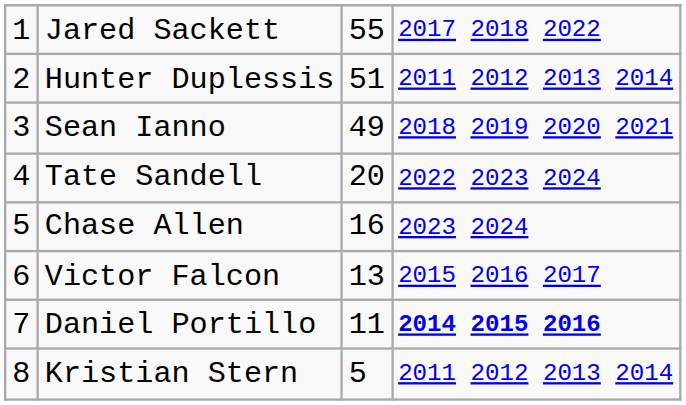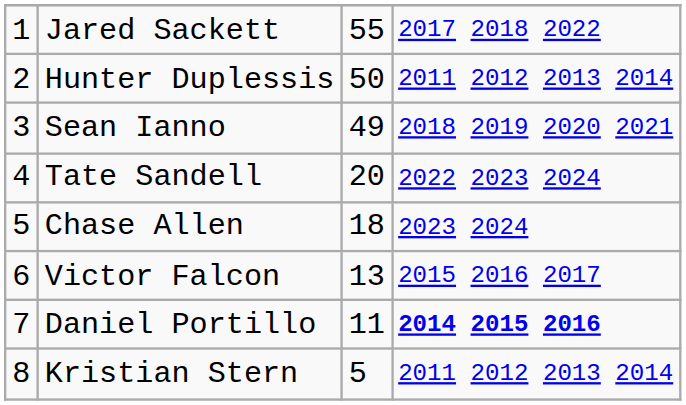(367, 79) 51 -> (367, 79) 50
(367, 226) 16 -> (367, 226) 18
